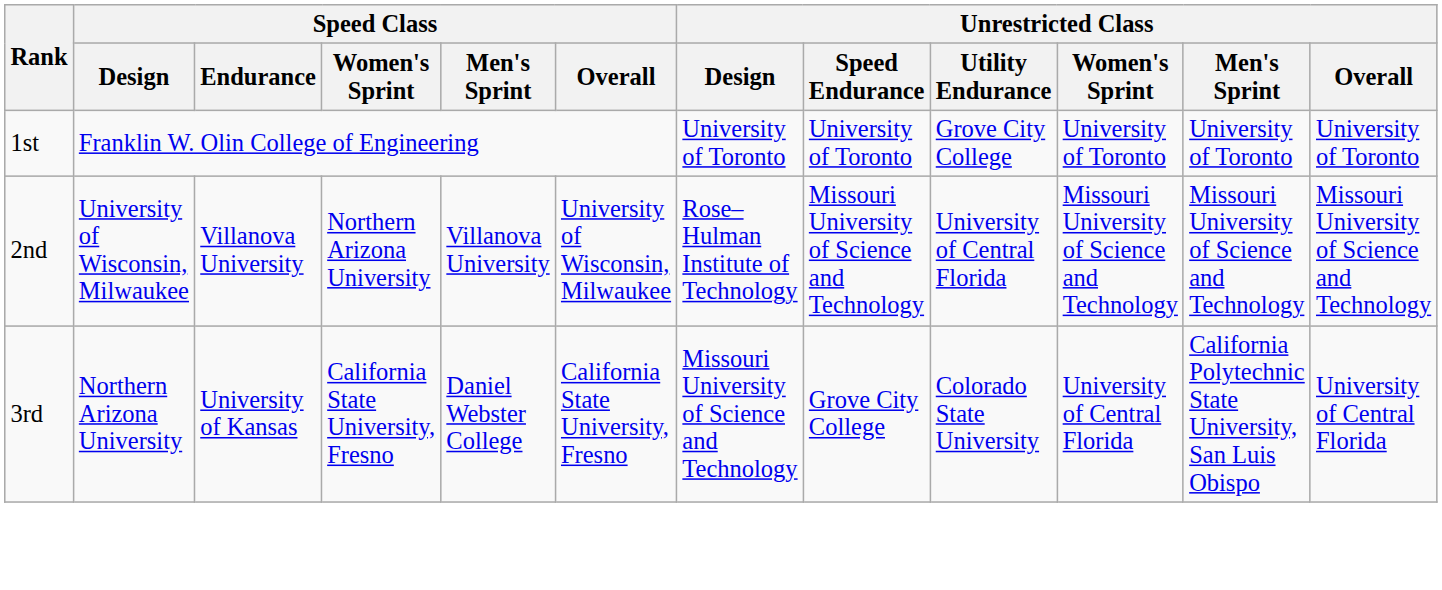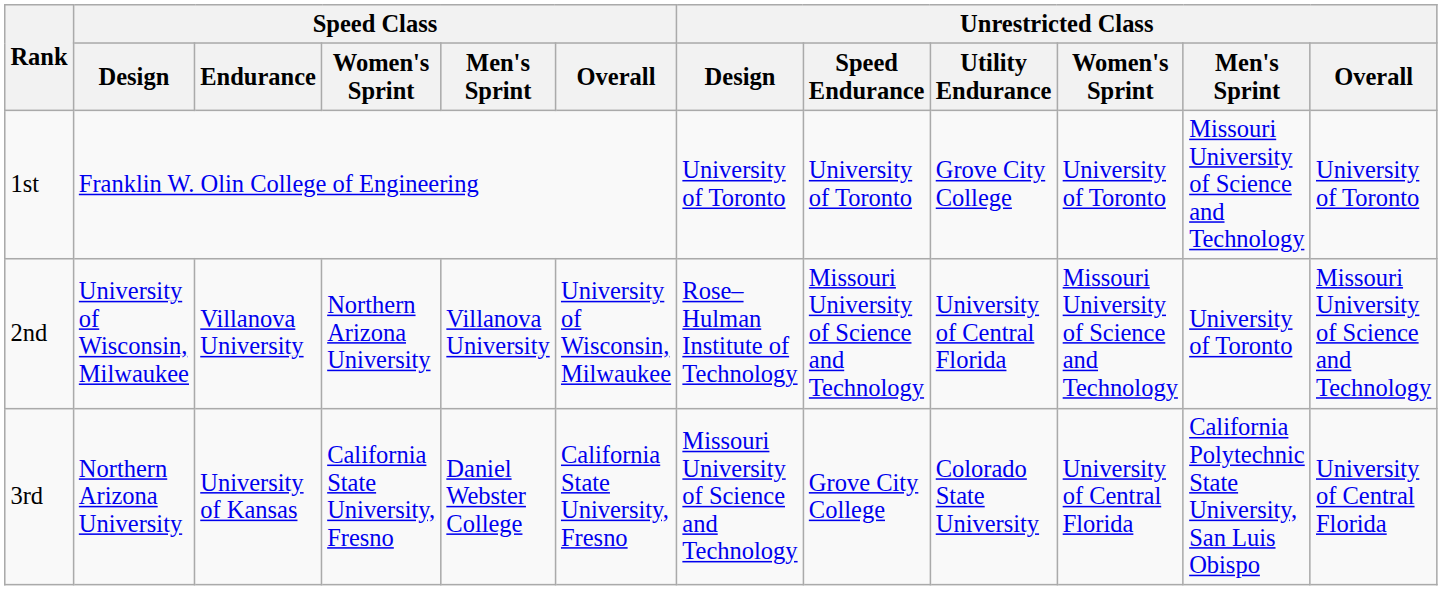(1241, 142) University of Toronto -> (1247, 184) Missouri University of Science and Technology
(1247, 250) Missouri University of Science and Technology -> (1241, 333) University of Toronto
